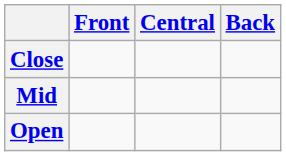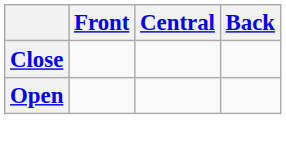- row: (37, 95)
